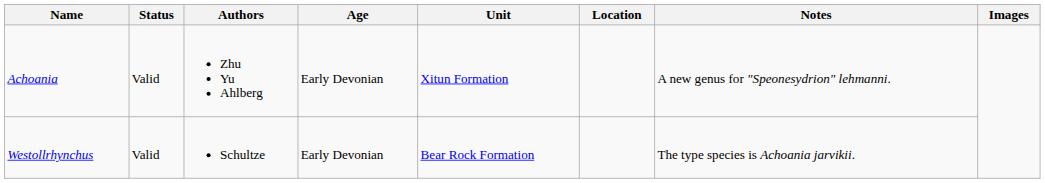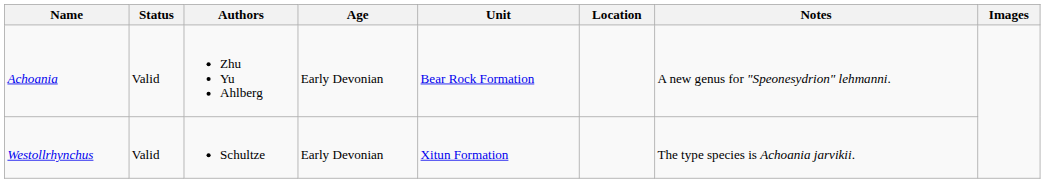(465, 78) Xitun Formation -> (477, 78) Bear Rock Formation
(477, 154) Bear Rock Formation -> (465, 154) Xitun Formation
